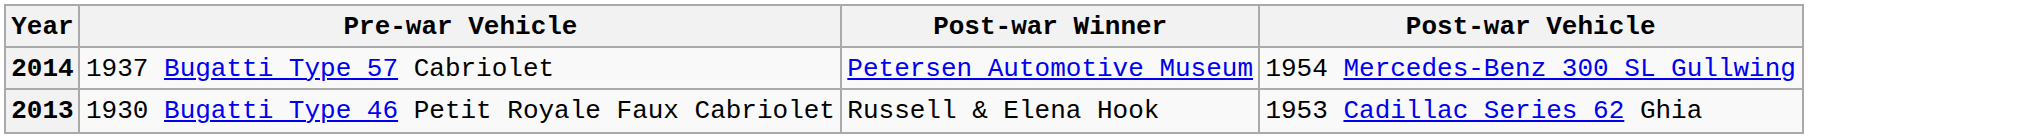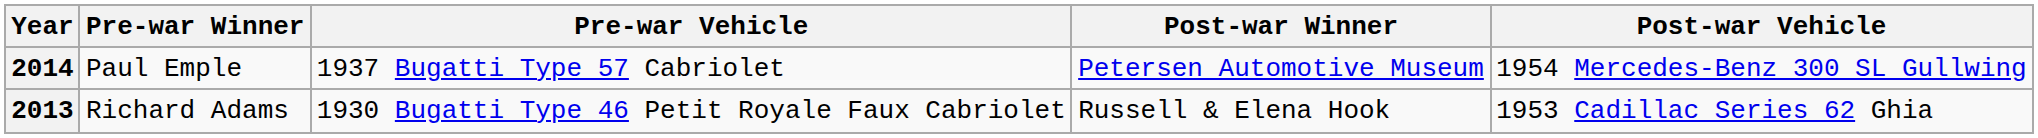+ column: (195, 26)
